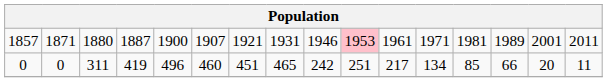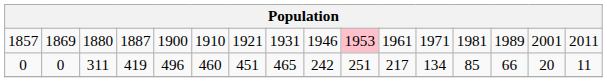(61, 40) 1871 -> (61, 40) 1869
(210, 40) 1907 -> (210, 40) 1910
